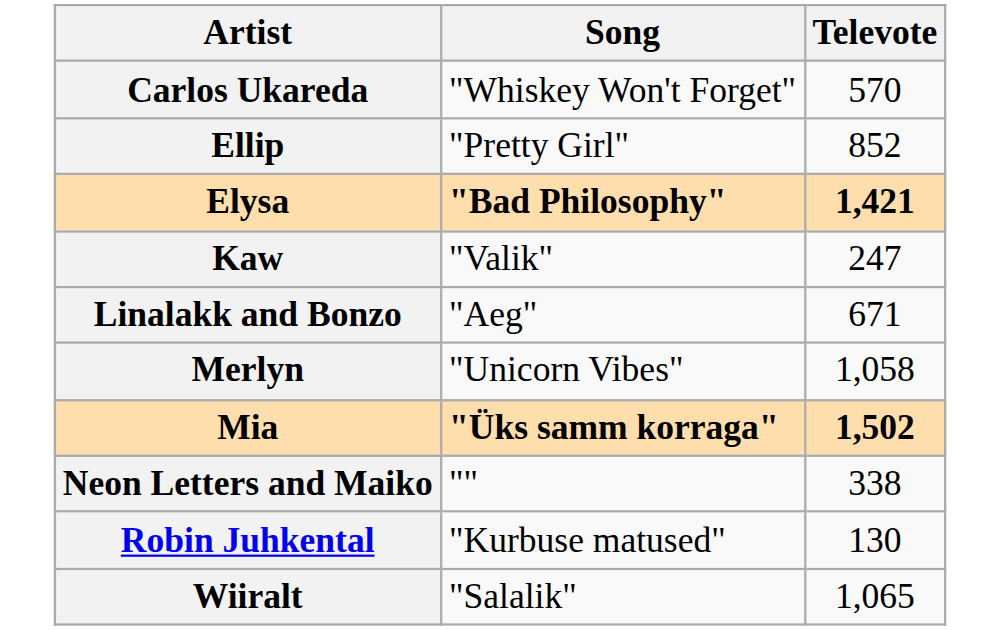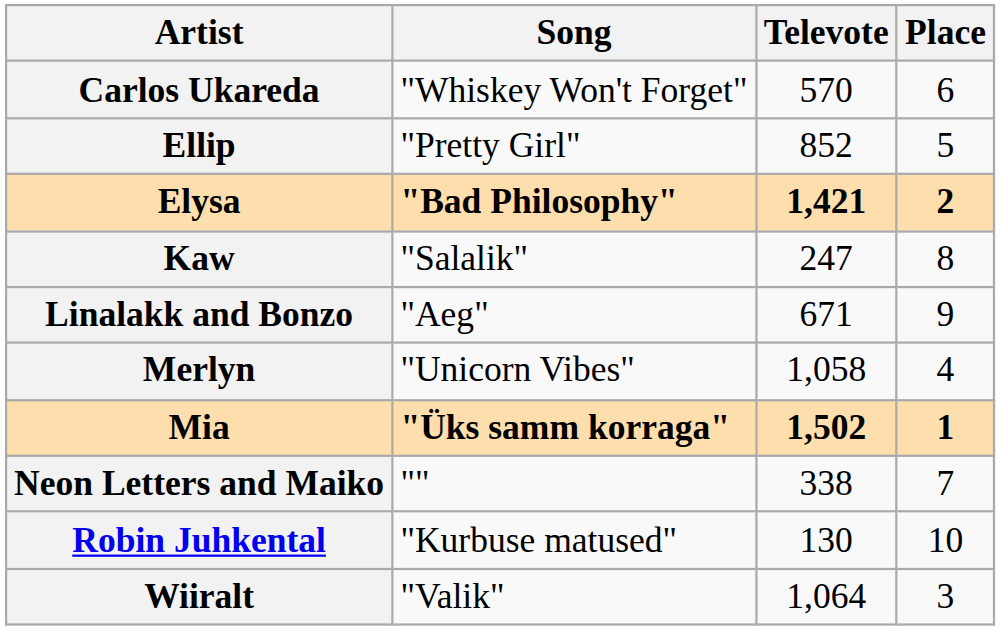+ column: (946, 32)
(501, 257) "Valik" -> (464, 257) "Salalik"
(513, 595) "Salalik" -> (452, 595) "Valik"
(875, 595) 1,065 -> (826, 595) 1,064
